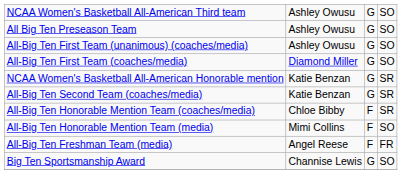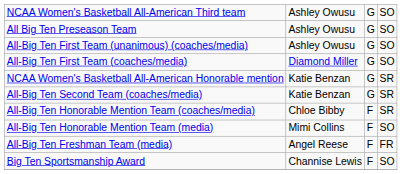(371, 161) G -> (370, 161) F
